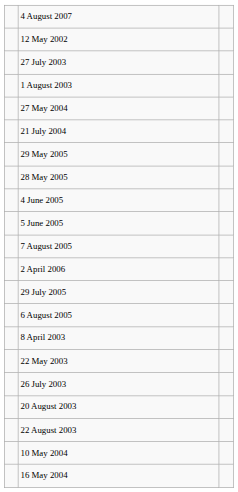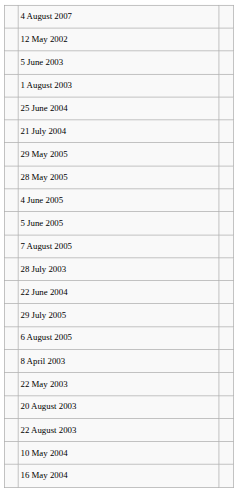+ row: (42, 62)
- row: (43, 62)
- row: (44, 108)
+ row: (44, 108)
- row: (43, 269)
+ row: (43, 269)
+ row: (44, 292)
- row: (43, 384)
